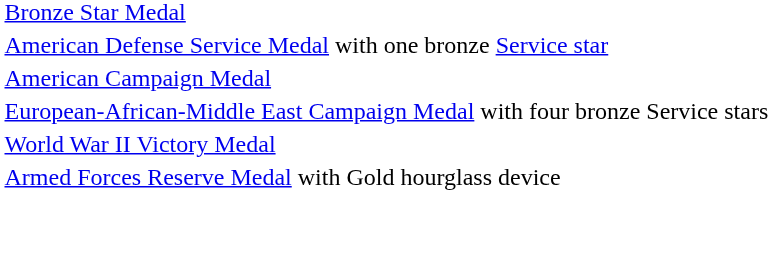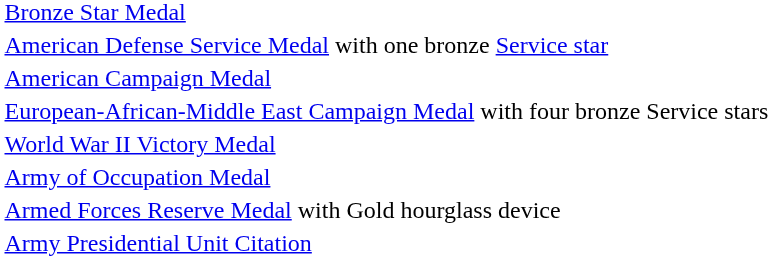+ row: (137, 176)
+ row: (158, 242)
